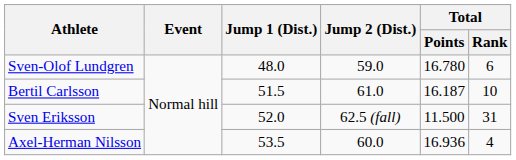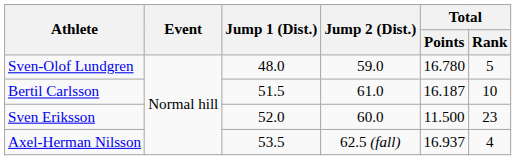(490, 67) 6 -> (490, 67) 5
(370, 117) 62.5 (fall) -> (370, 117) 60.0
(490, 117) 31 -> (490, 117) 23
(370, 142) 60.0 -> (370, 142) 62.5 (fall)
(444, 142) 16.936 -> (444, 142) 16.937
